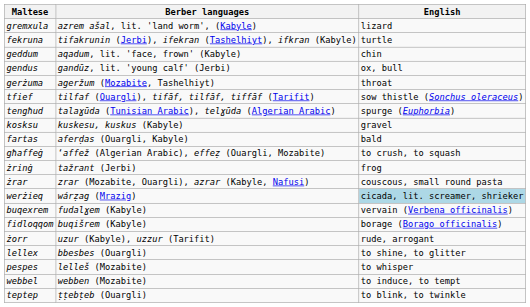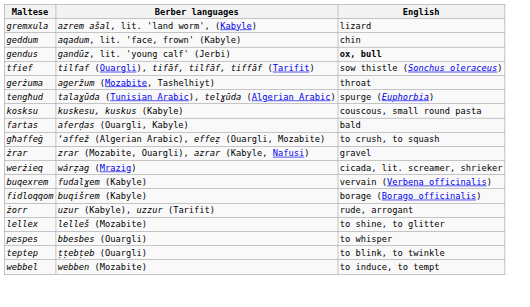- row: (25, 40)
(382, 68) normal -> (361, 54) bold
rows swapped: (25, 82) <-> (20, 97)
(377, 125) gravel -> (411, 111) couscous, small round pasta
- row: (20, 168)
(432, 182) couscous, small round pasta -> (356, 153) gravel
(442, 196) lightblue background -> (421, 168) no background
(102, 253) bbesbes (Ouargli) -> (102, 224) lelleš (Mozabite)
(102, 267) lelleš (Mozabite) -> (102, 239) bbesbes (Ouargli)
rows swapped: (22, 295) <-> (22, 281)
